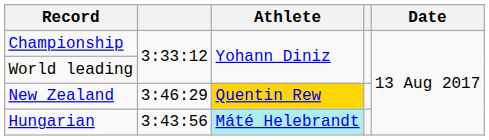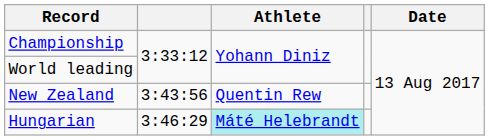(174, 96) 3:46:29 -> (174, 96) 3:43:56
(268, 96) gold background -> (268, 96) no background
(174, 122) 3:43:56 -> (174, 122) 3:46:29
